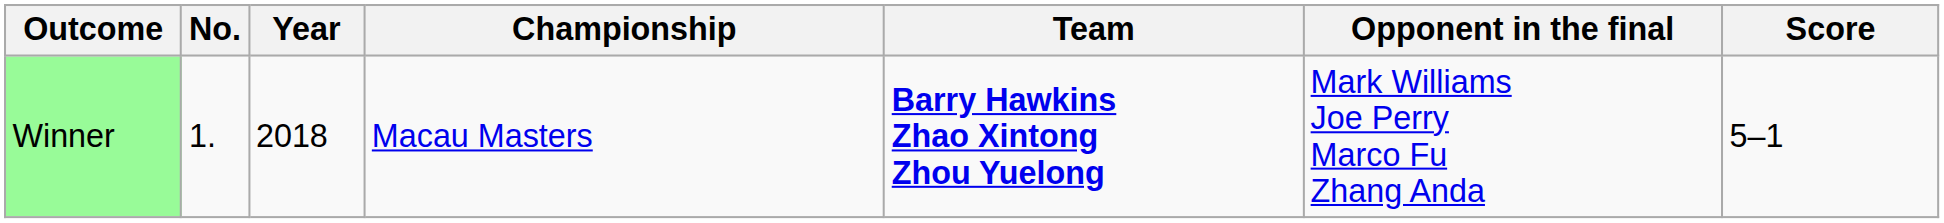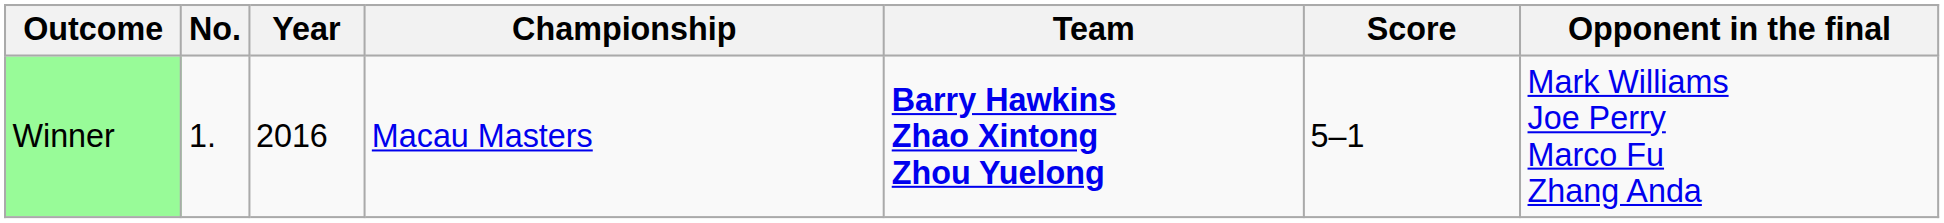columns swapped: (1513, 30) <-> (1831, 30)
(292, 135) 2018 -> (292, 135) 2016
